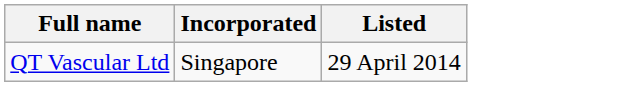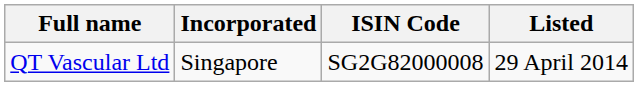+ column: (405, 23)
